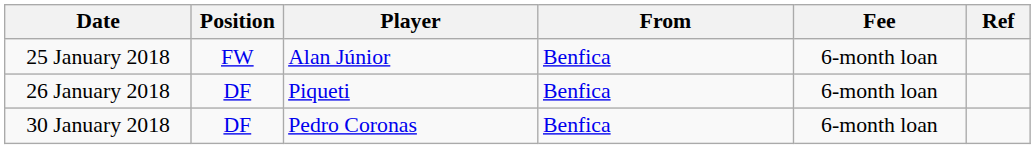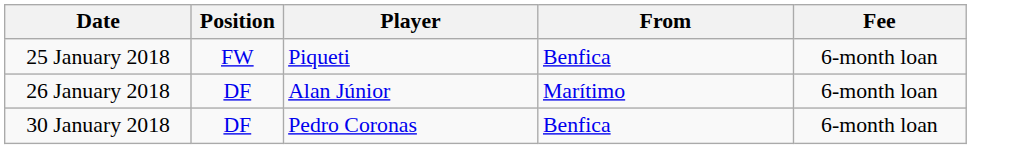- column: (998, 21)
(339, 56) Alan Júnior -> (319, 56) Piqueti
(319, 90) Piqueti -> (339, 90) Alan Júnior
(577, 90) Benfica -> (584, 90) Marítimo
